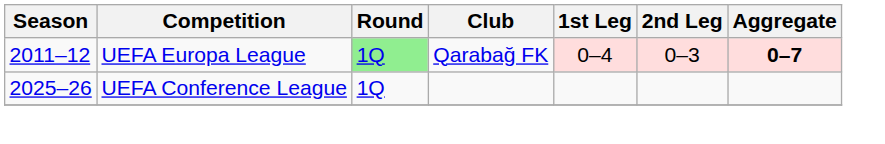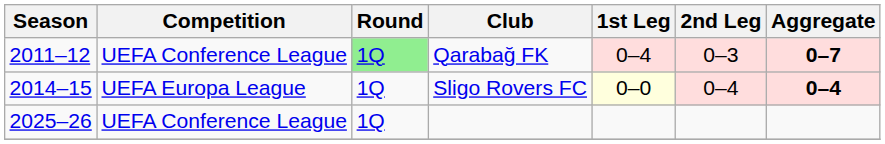(204, 54) UEFA Europa League -> (224, 54) UEFA Conference League
+ row: (51, 88)
